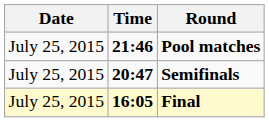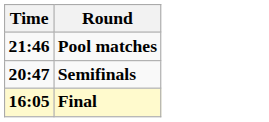- column: (56, 18)
